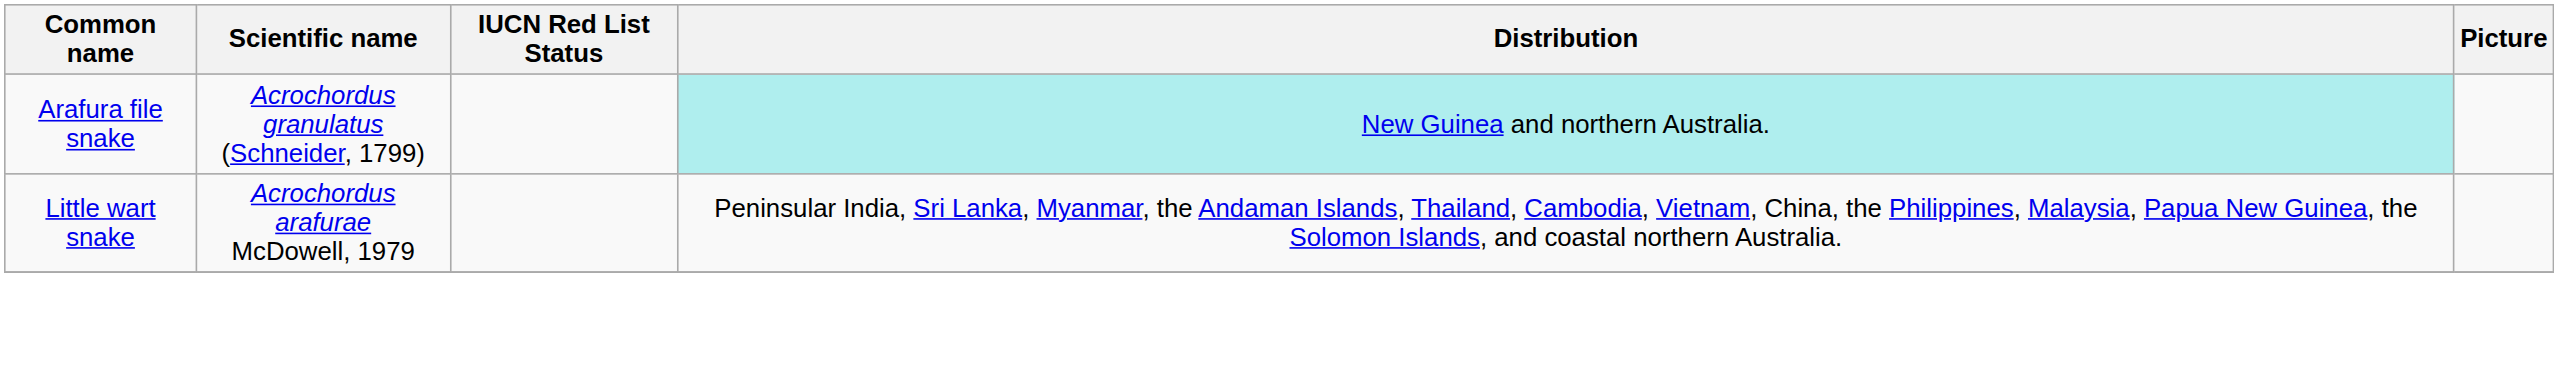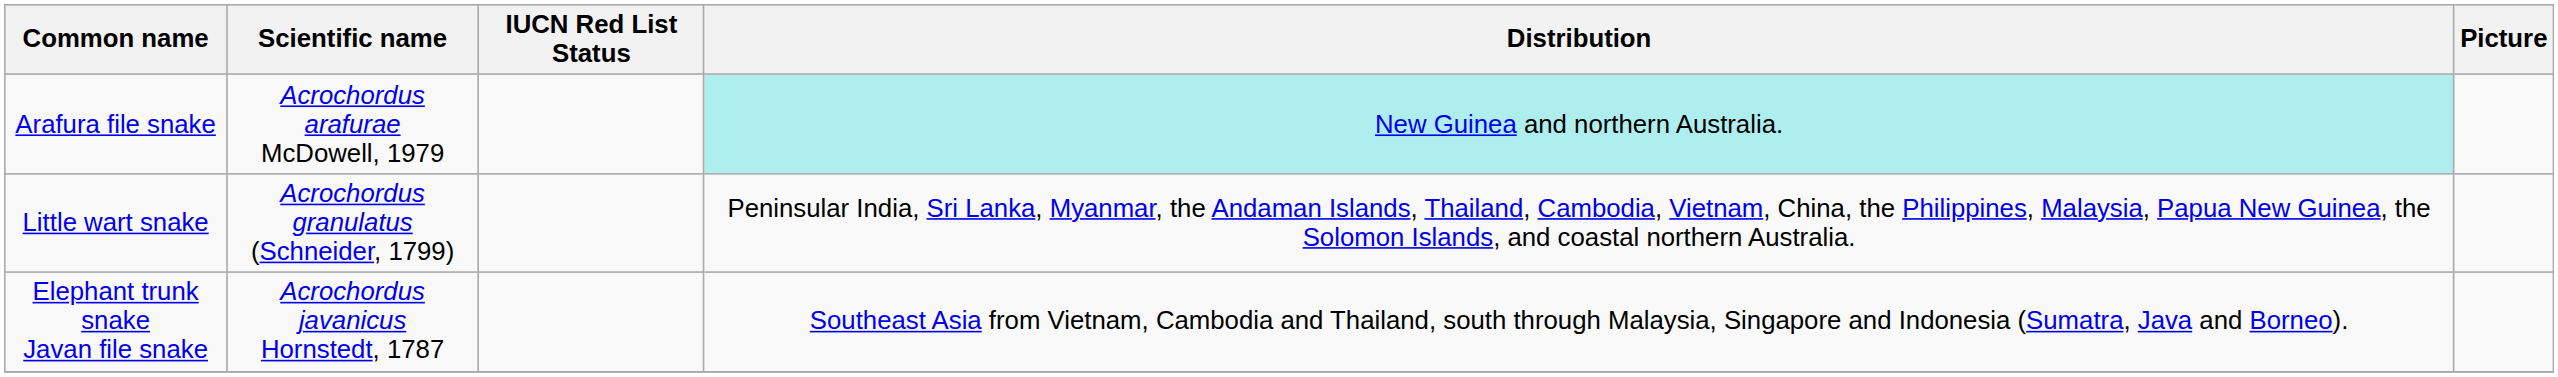(323, 123) Acrochordus granulatus (Schneider, 1799) -> (353, 123) Acrochordus arafurae McDowell, 1979
(323, 222) Acrochordus arafurae McDowell, 1979 -> (353, 222) Acrochordus granulatus (Schneider, 1799)
+ row: (116, 321)
